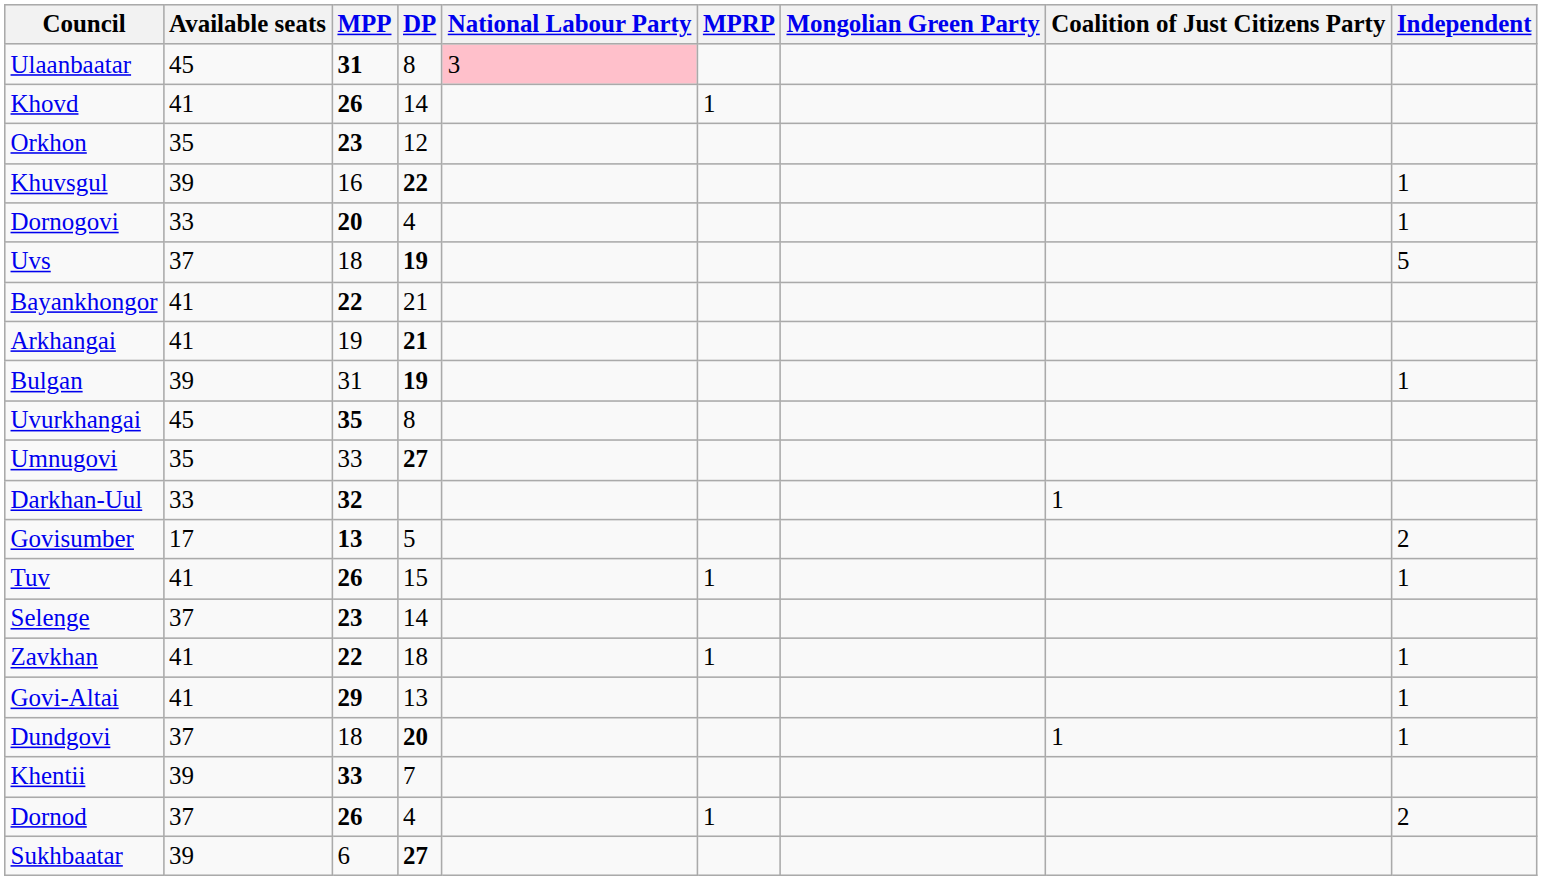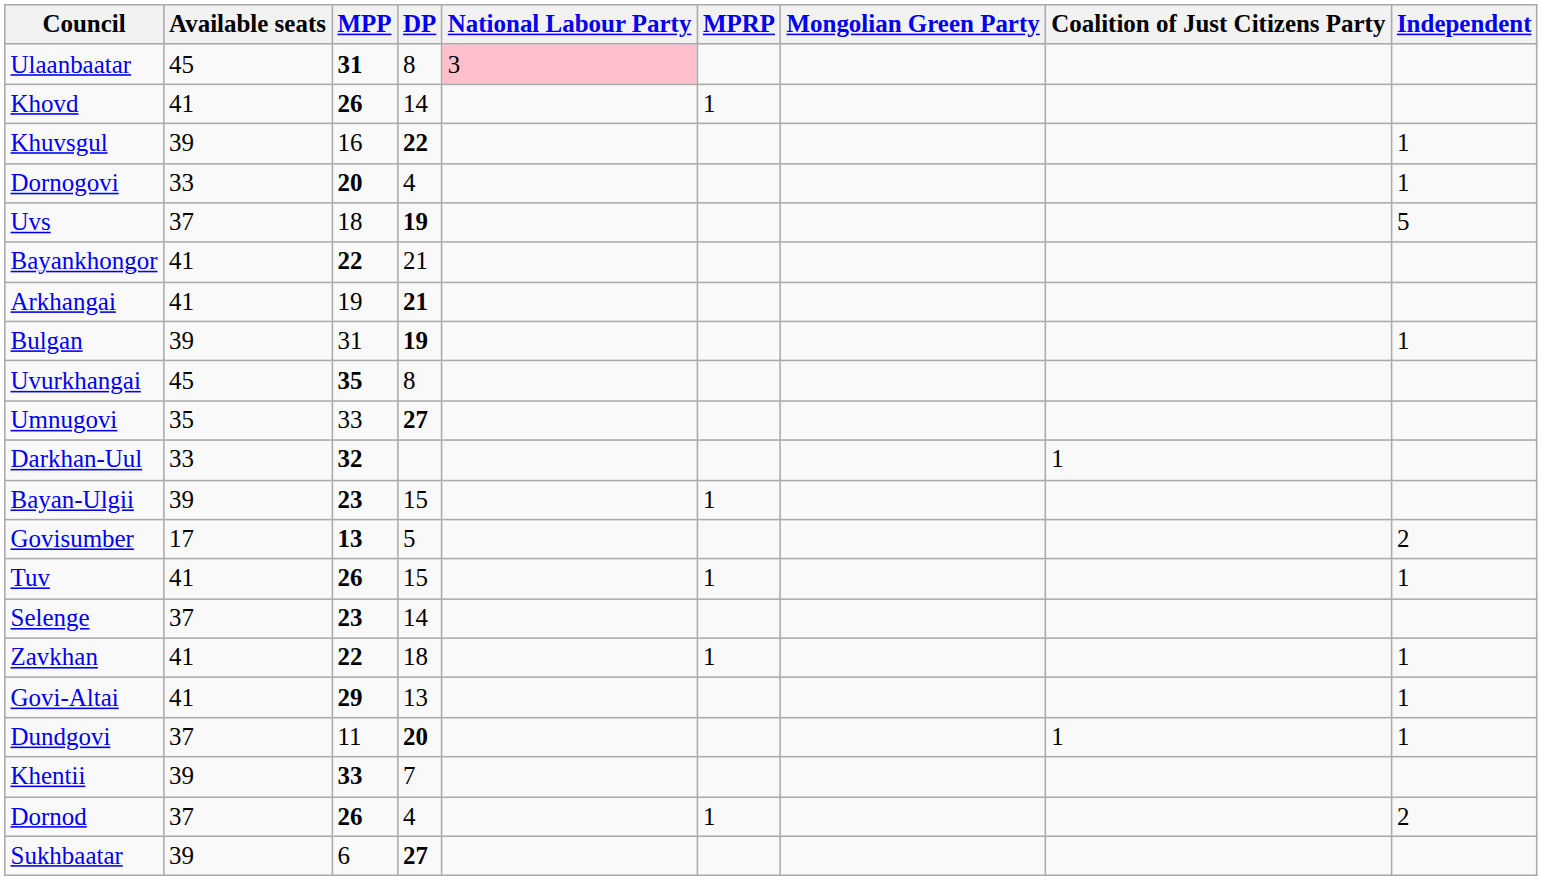- row: (49, 143)
+ row: (72, 499)
(350, 736) 18 -> (349, 736) 11
